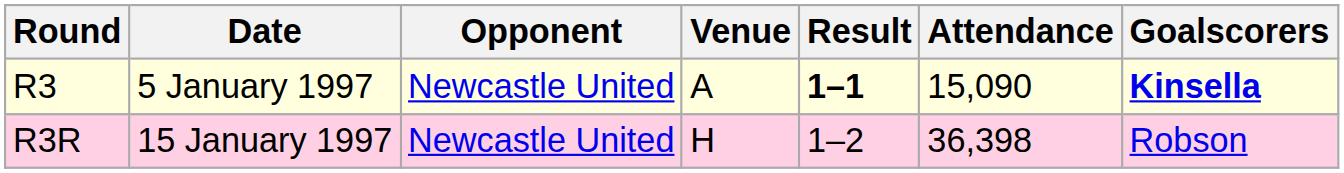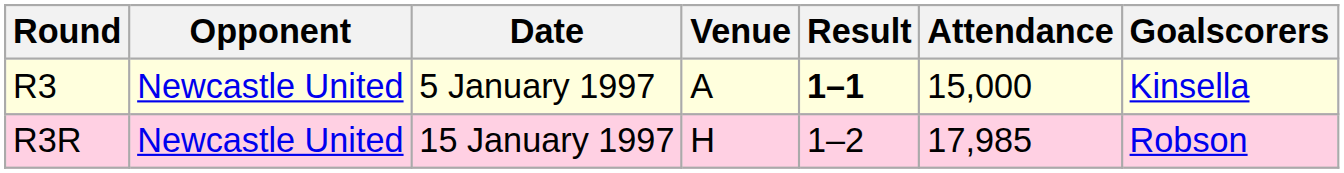columns swapped: (265, 31) <-> (541, 31)
(980, 85) 15,090 -> (980, 85) 15,000
(1195, 85) bold -> (1190, 85) normal
(980, 140) 36,398 -> (980, 140) 17,985
